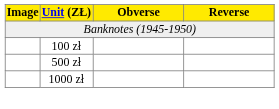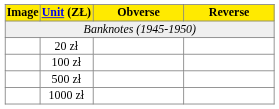+ row: (66, 46)
